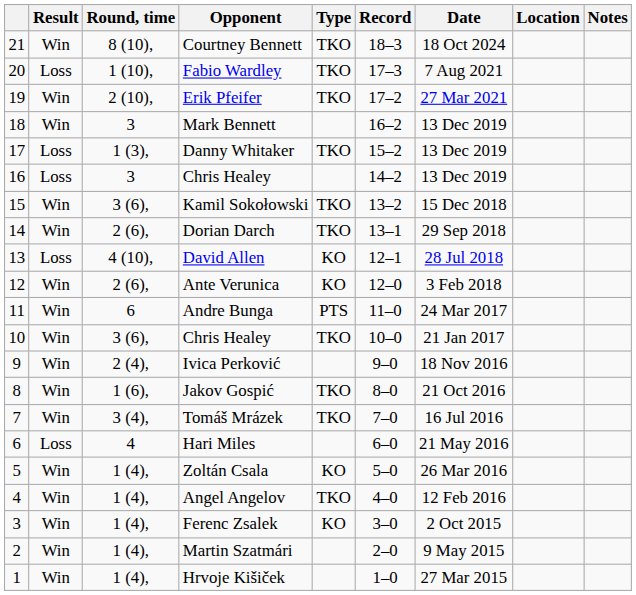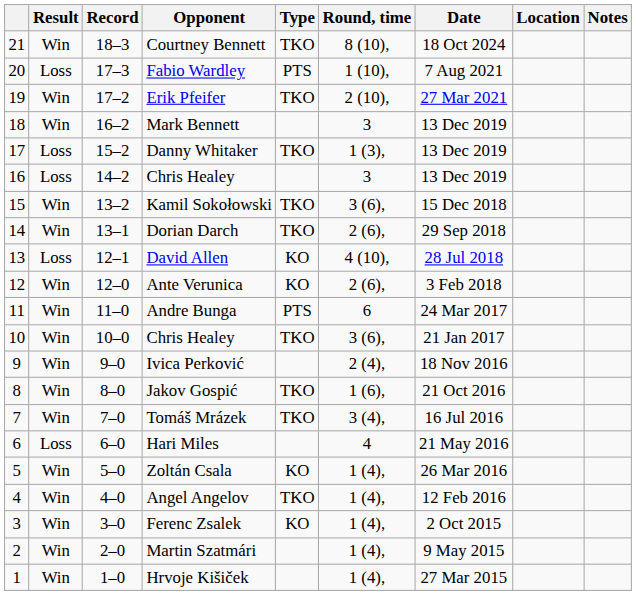columns swapped: (385, 17) <-> (131, 17)
(334, 71) TKO -> (297, 71) PTS
